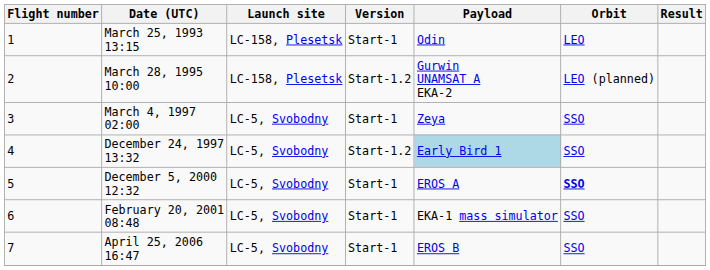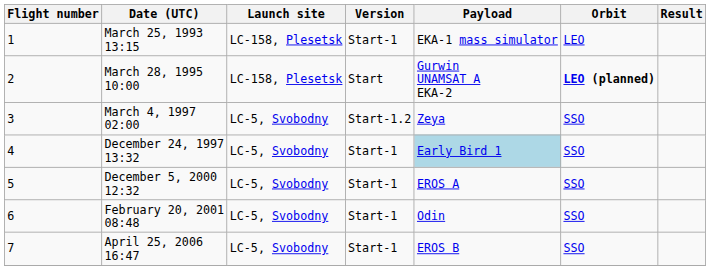(431, 40) Odin -> (487, 40) EKA-1 mass simulator
(380, 79) Start-1.2 -> (366, 79) Start
(609, 79) normal -> (609, 79) bold
(373, 118) Start-1 -> (380, 118) Start-1.2
(380, 151) Start-1.2 -> (373, 151) Start-1
(574, 184) bold -> (574, 184) normal
(487, 216) EKA-1 mass simulator -> (431, 216) Odin
